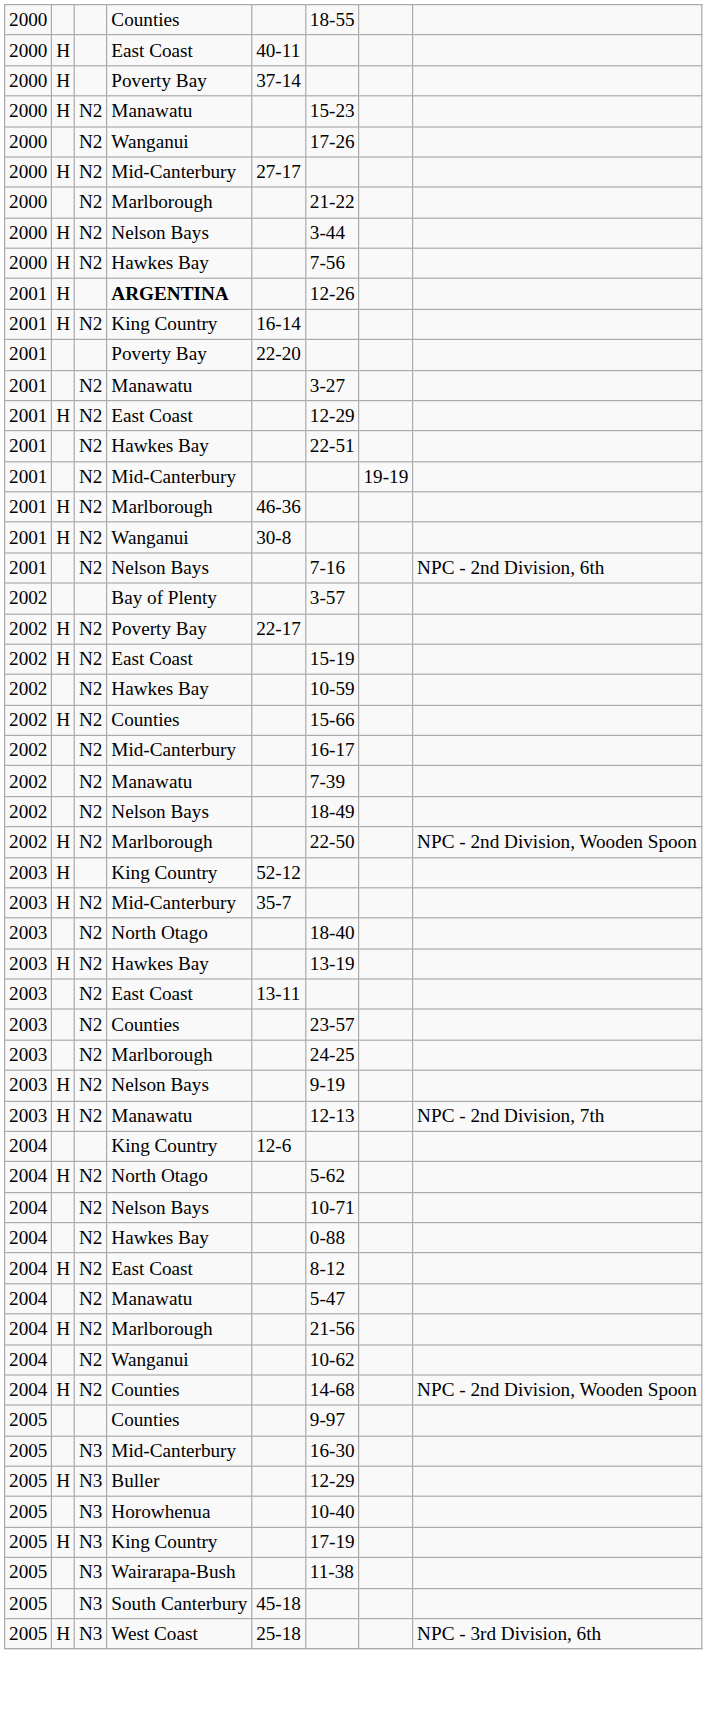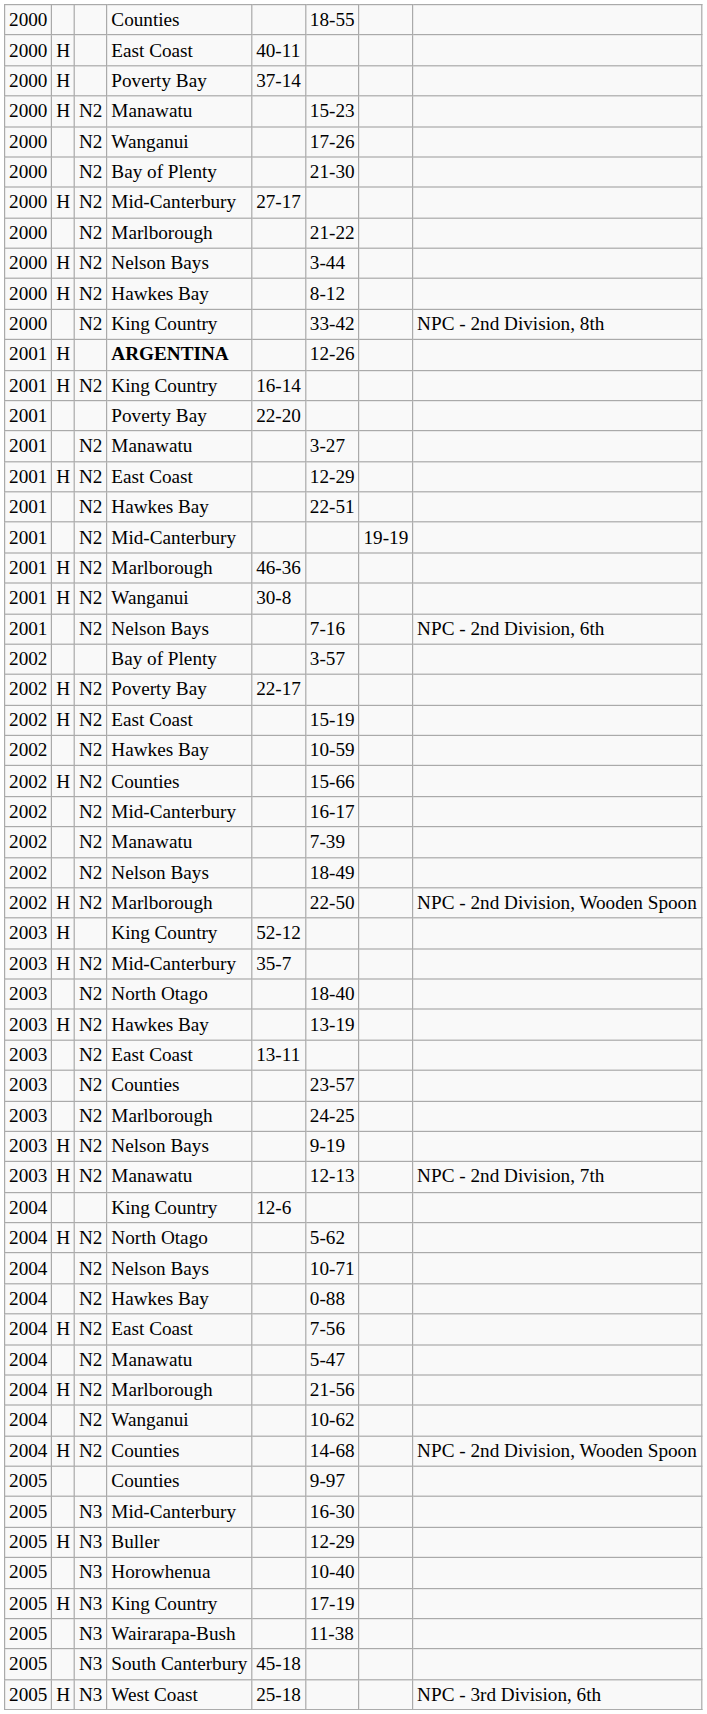+ row: (28, 171)
(327, 263) 7-56 -> (327, 293) 8-12
+ row: (28, 324)
(327, 1268) 8-12 -> (327, 1329) 7-56
